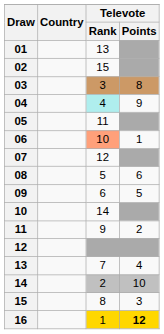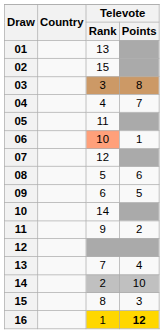(103, 103) paleturquoise background -> (103, 103) no background
(139, 103) 9 -> (139, 103) 7
